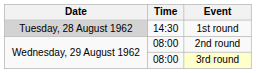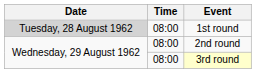(166, 28) 14:30 -> (166, 28) 08:00
